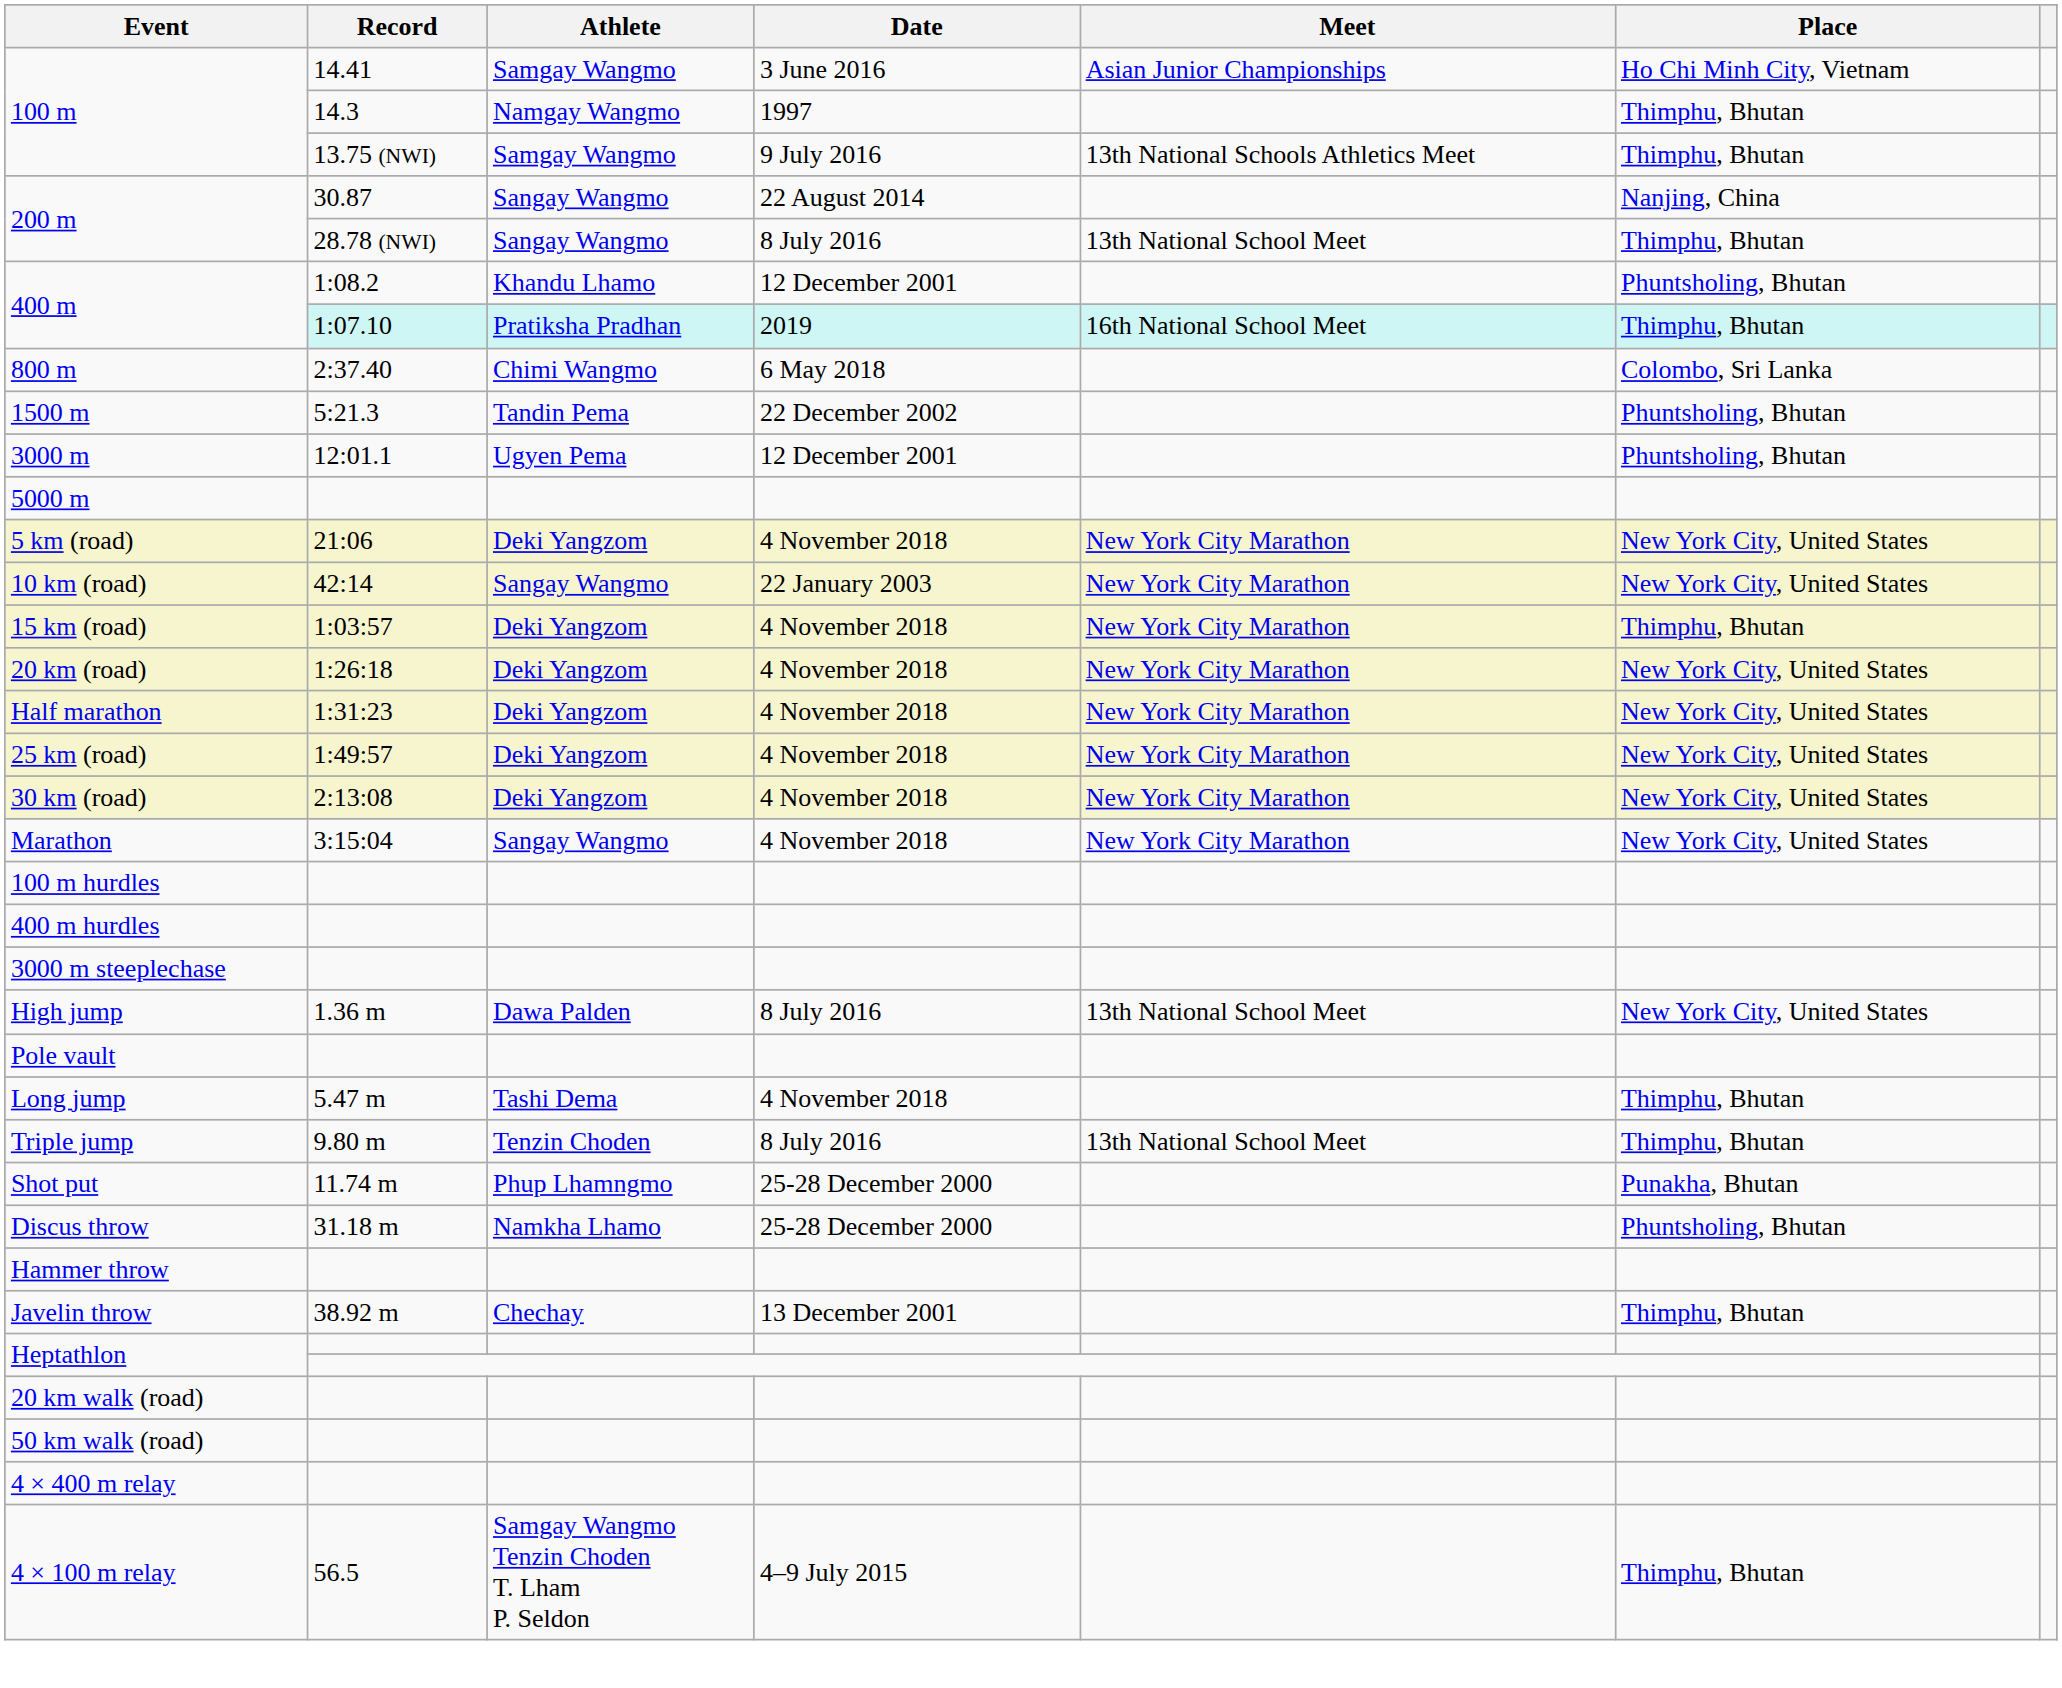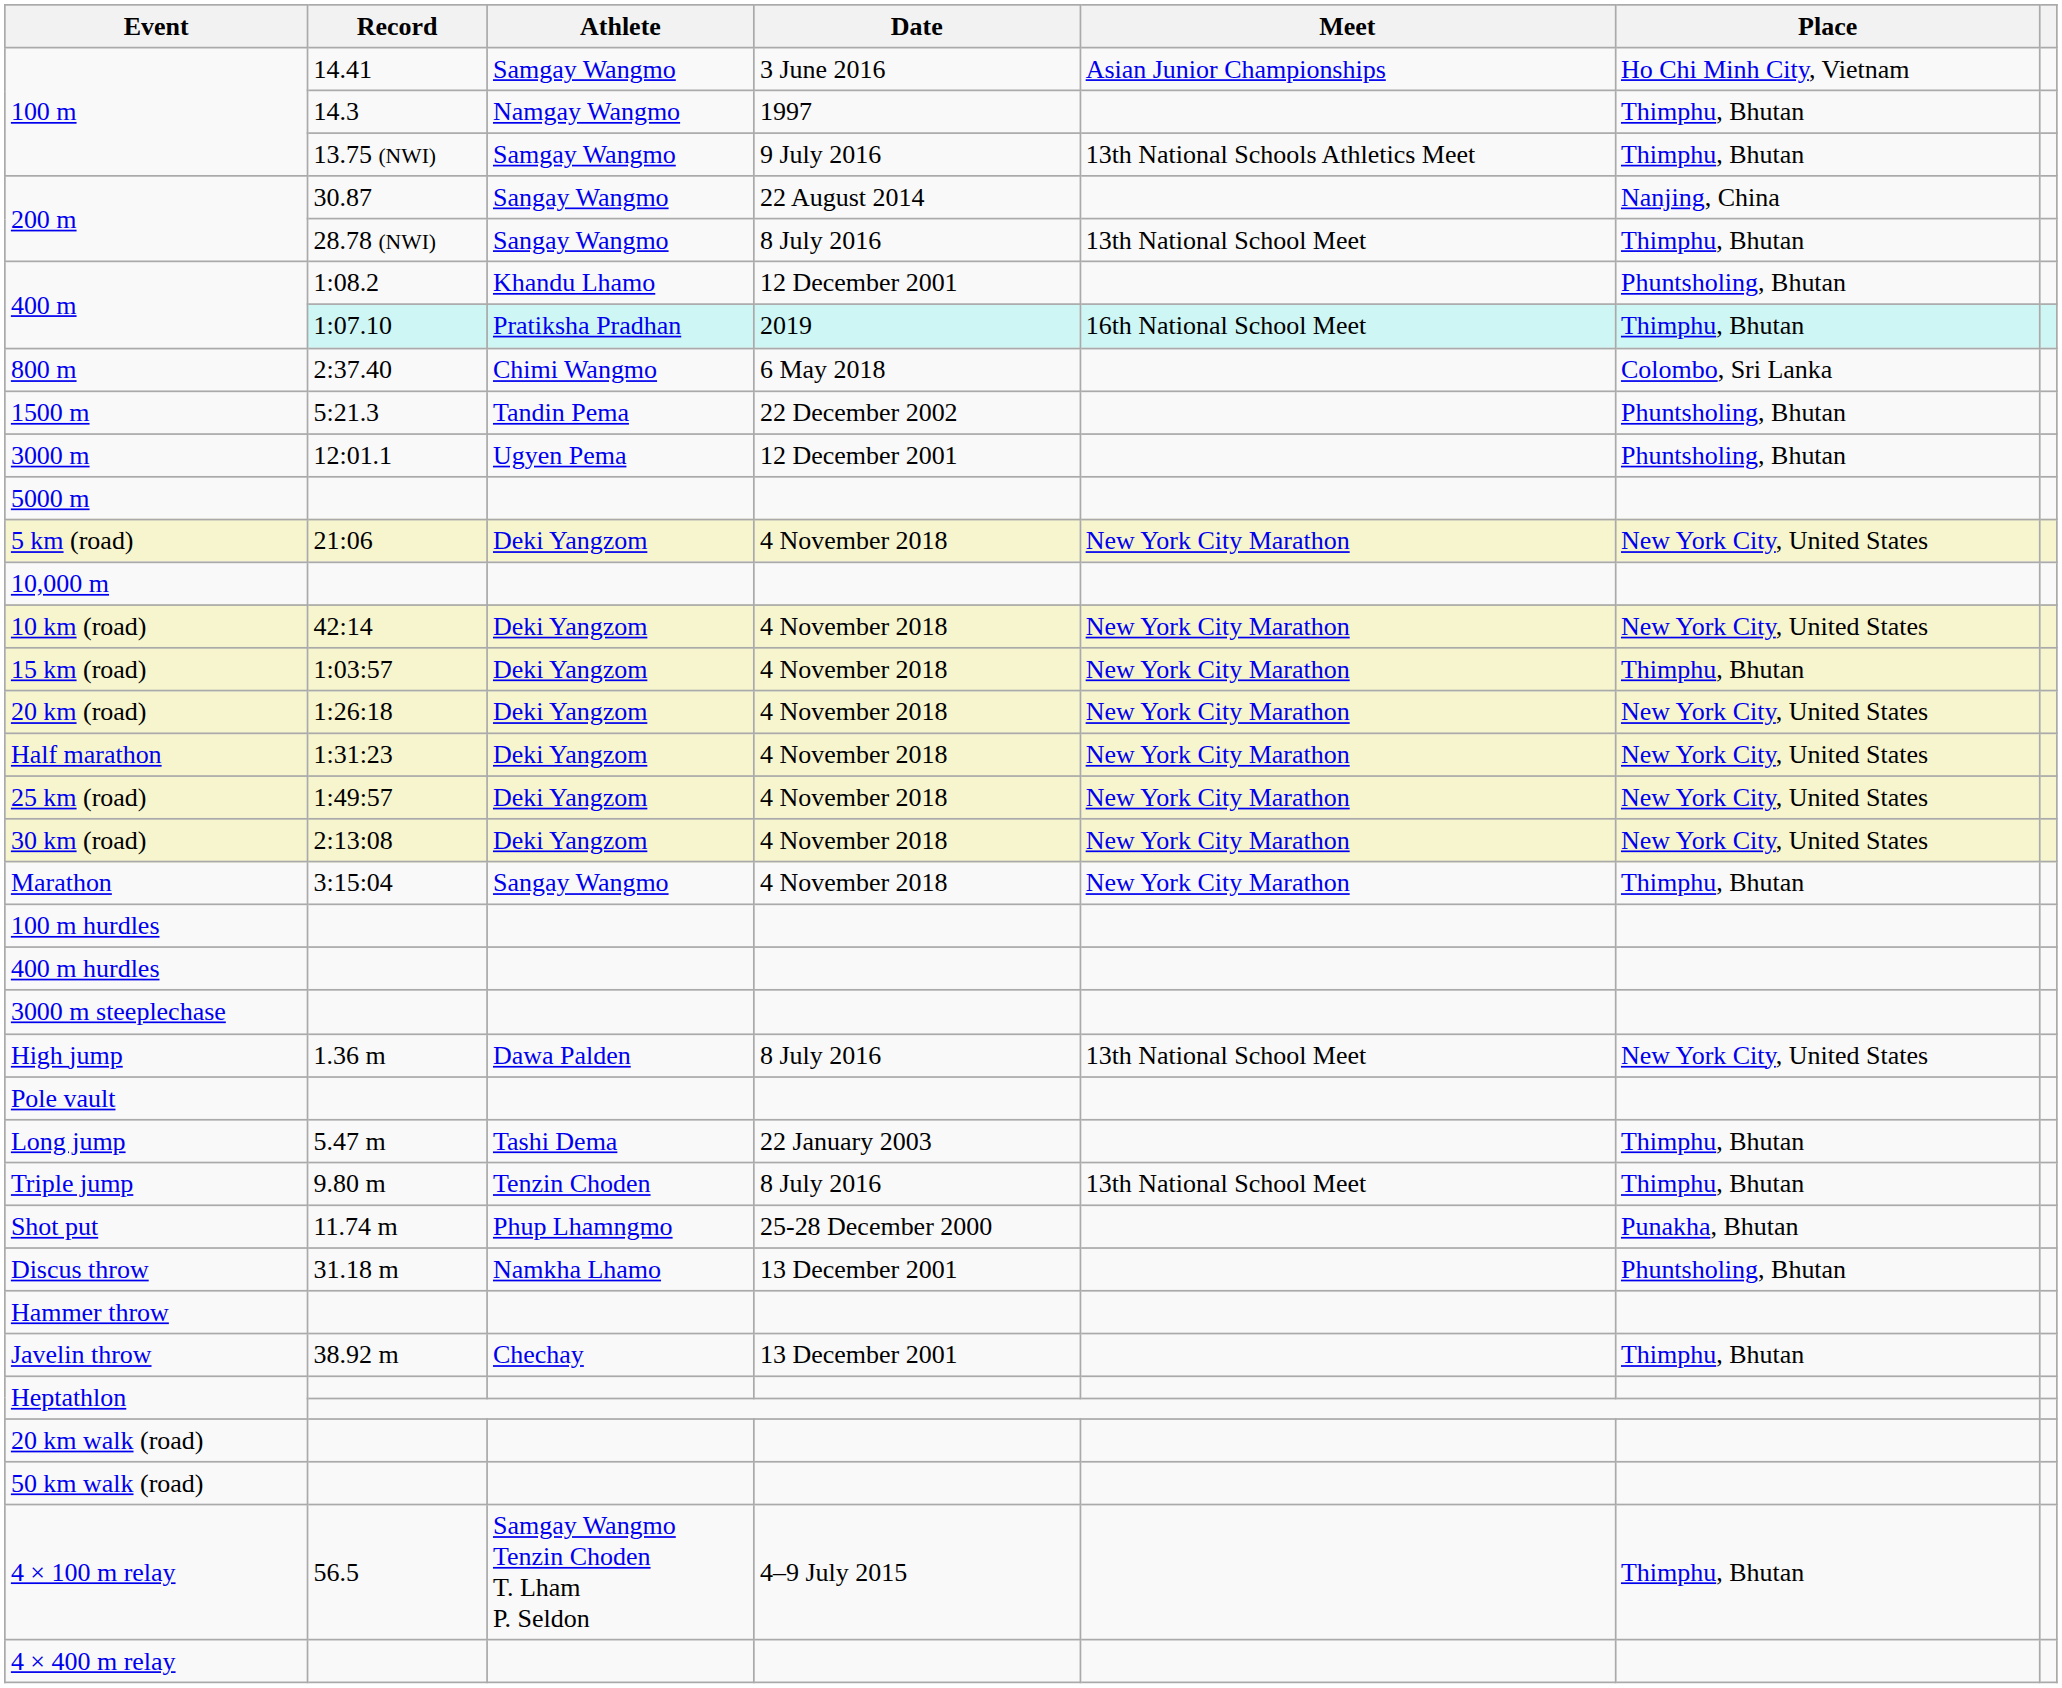+ row: (60, 583)
(581, 583) Sangay Wangmo -> (570, 626) Deki Yangzom
(846, 583) 22 January 2003 -> (854, 626) 4 November 2018
(1775, 840) New York City, United States -> (1713, 883) Thimphu, Bhutan
(854, 1097) 4 November 2018 -> (846, 1140) 22 January 2003
(876, 1226) 25-28 December 2000 -> (859, 1268) 13 December 2001
rows swapped: (93, 1572) <-> (93, 1483)
